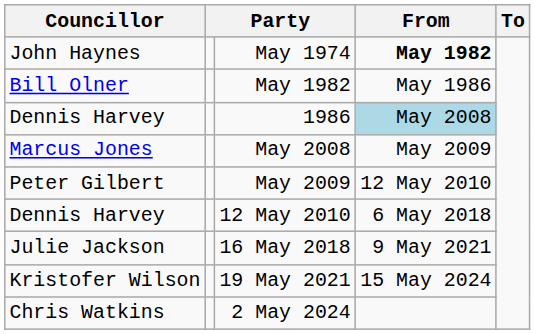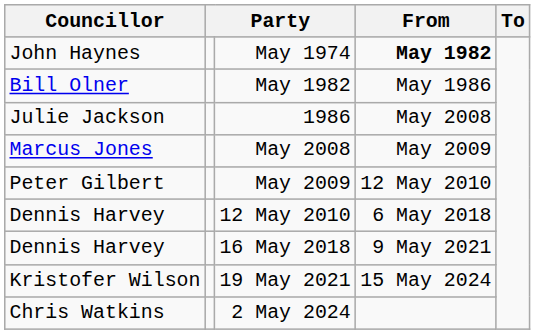(87, 118) Dennis Harvey -> (87, 118) Julie Jackson
(444, 118) lightblue background -> (444, 118) no background
(87, 248) Julie Jackson -> (87, 248) Dennis Harvey
